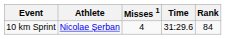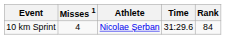columns swapped: (90, 13) <-> (142, 13)
